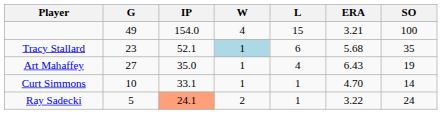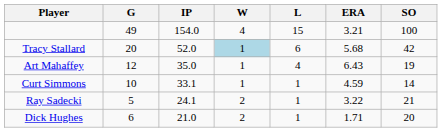(131, 48) 23 -> (131, 48) 20
(187, 48) 52.1 -> (187, 48) 52.0
(409, 48) 35 -> (409, 48) 42
(131, 65) 27 -> (131, 65) 12
(353, 83) 4.70 -> (353, 83) 4.59
(187, 100) lightsalmon background -> (187, 100) no background
(409, 100) 24 -> (409, 100) 21
+ row: (54, 118)
